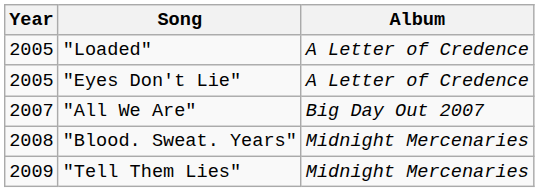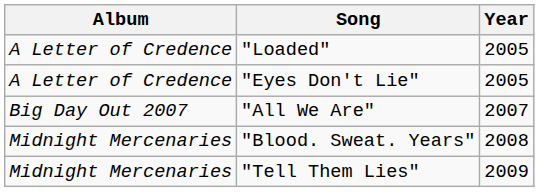columns swapped: (31, 20) <-> (417, 20)
